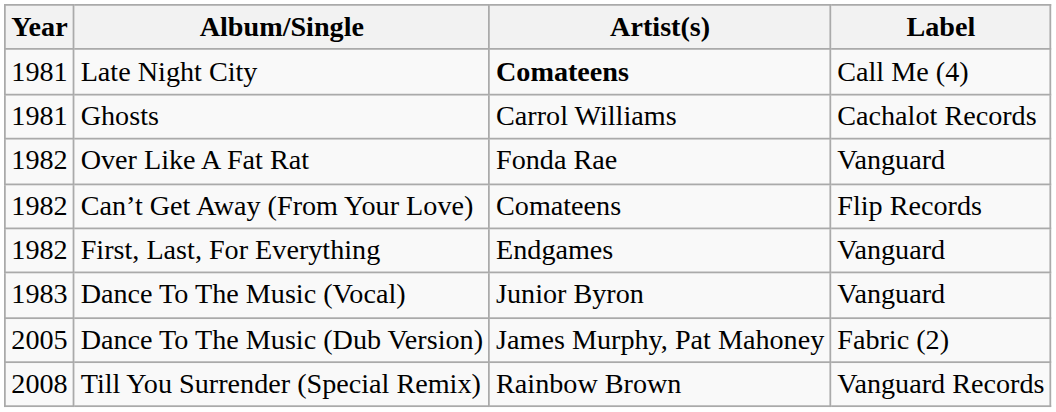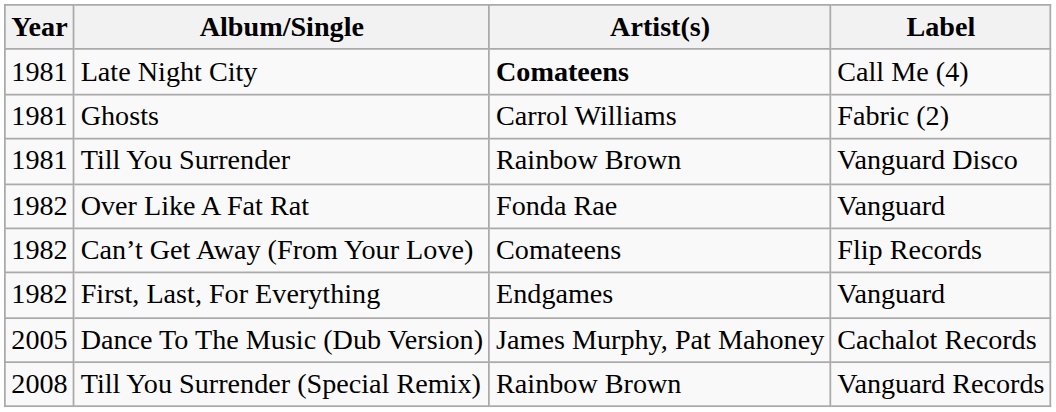(937, 116) Cachalot Records -> (893, 116) Fabric (2)
+ row: (185, 160)
- row: (243, 294)
(893, 339) Fabric (2) -> (937, 339) Cachalot Records
